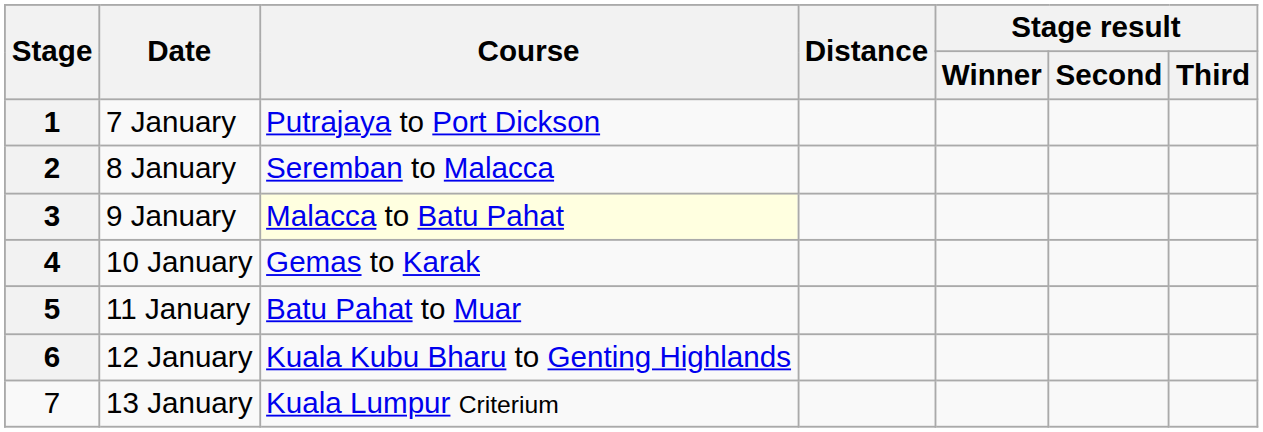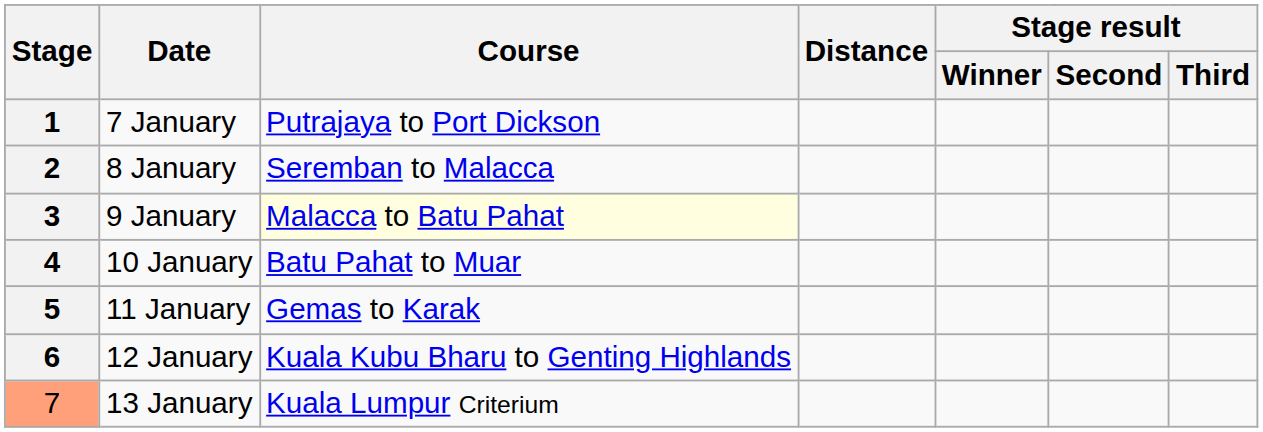(373, 262) Gemas to Karak -> (394, 262) Batu Pahat to Muar
(394, 309) Batu Pahat to Muar -> (373, 309) Gemas to Karak
(52, 403) no background -> (52, 403) lightsalmon background
